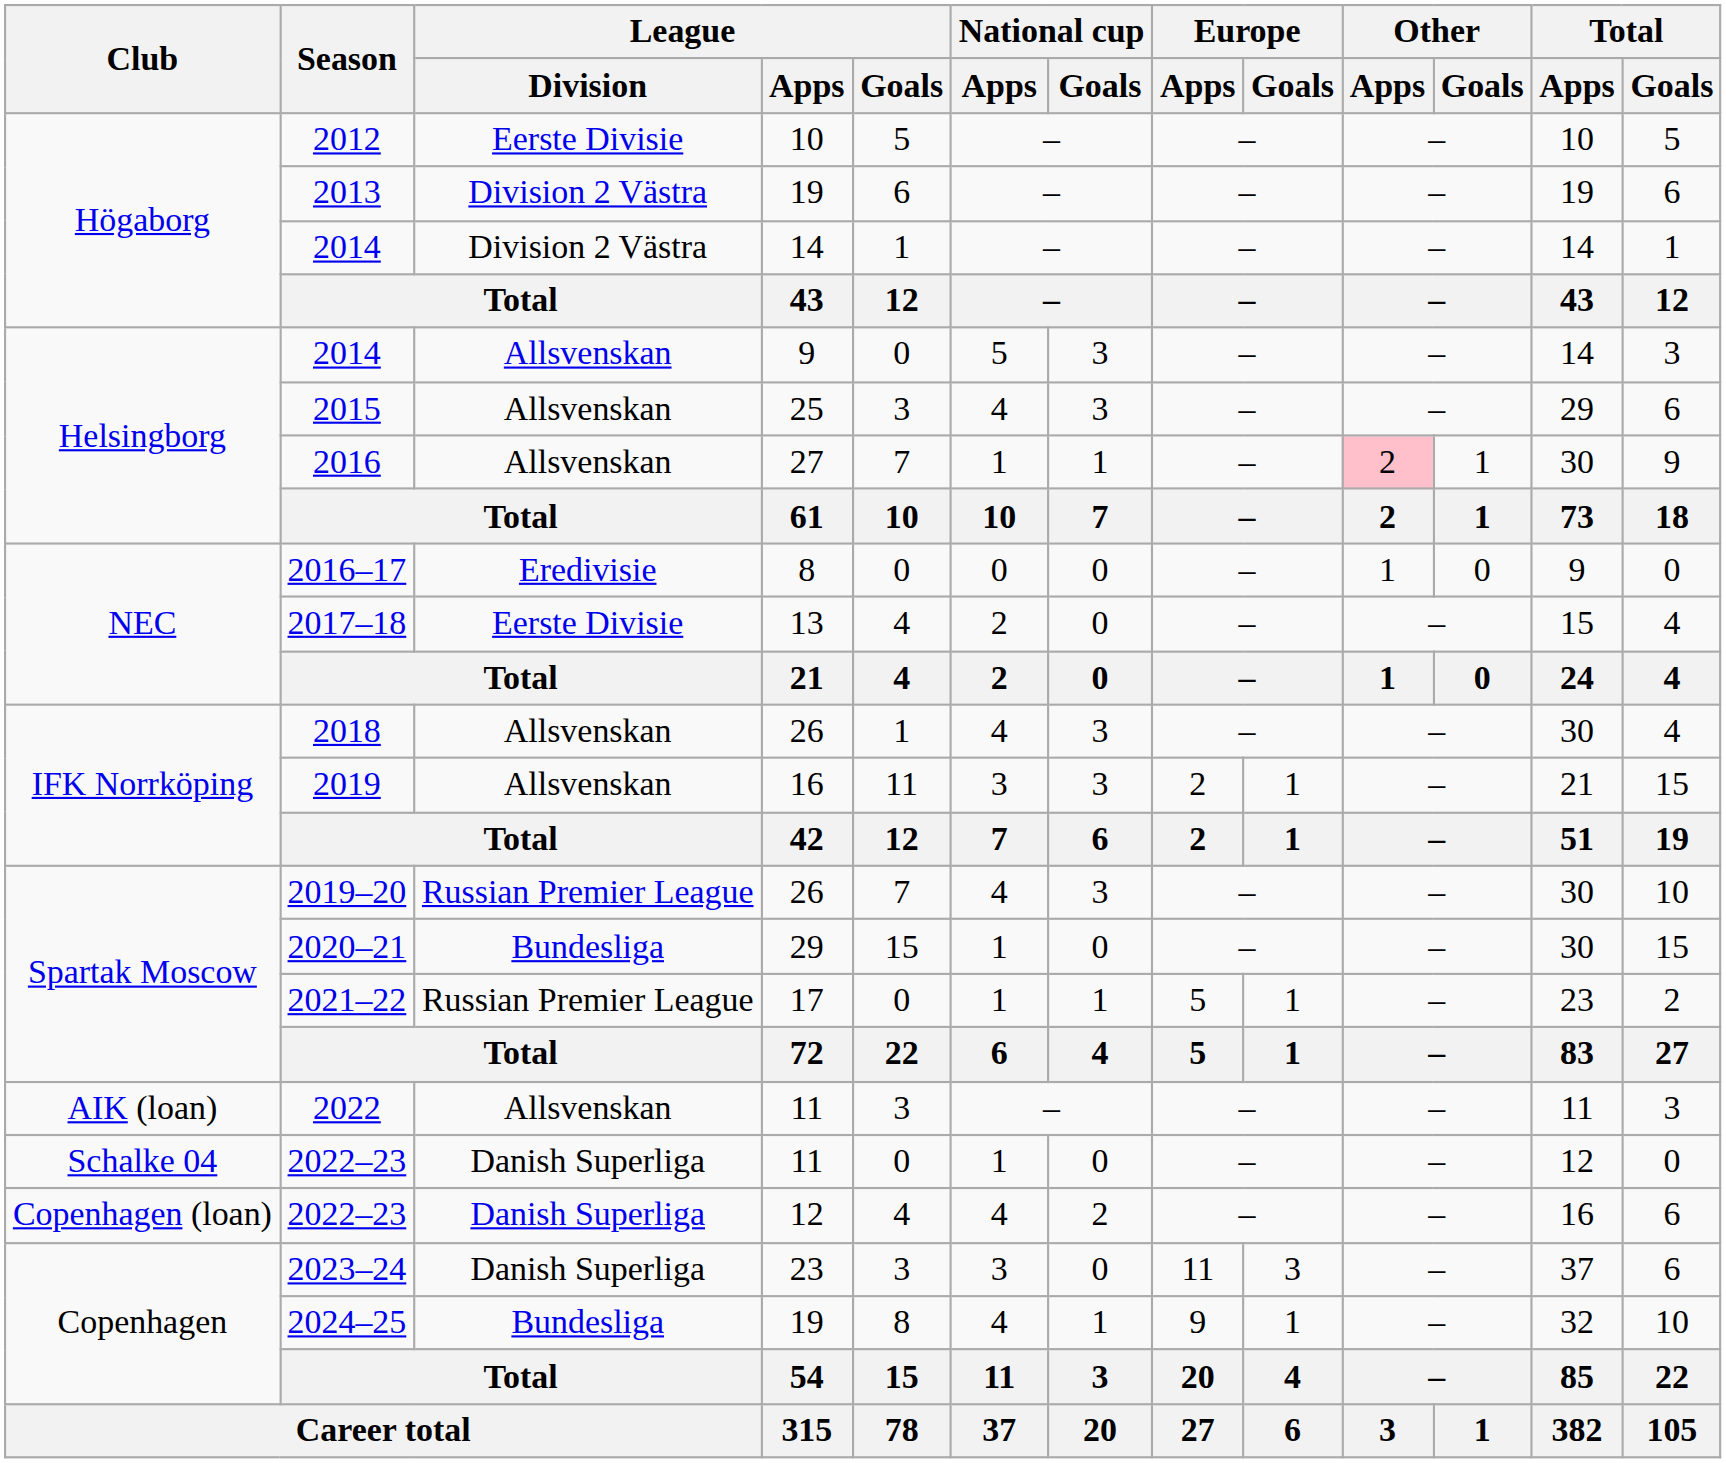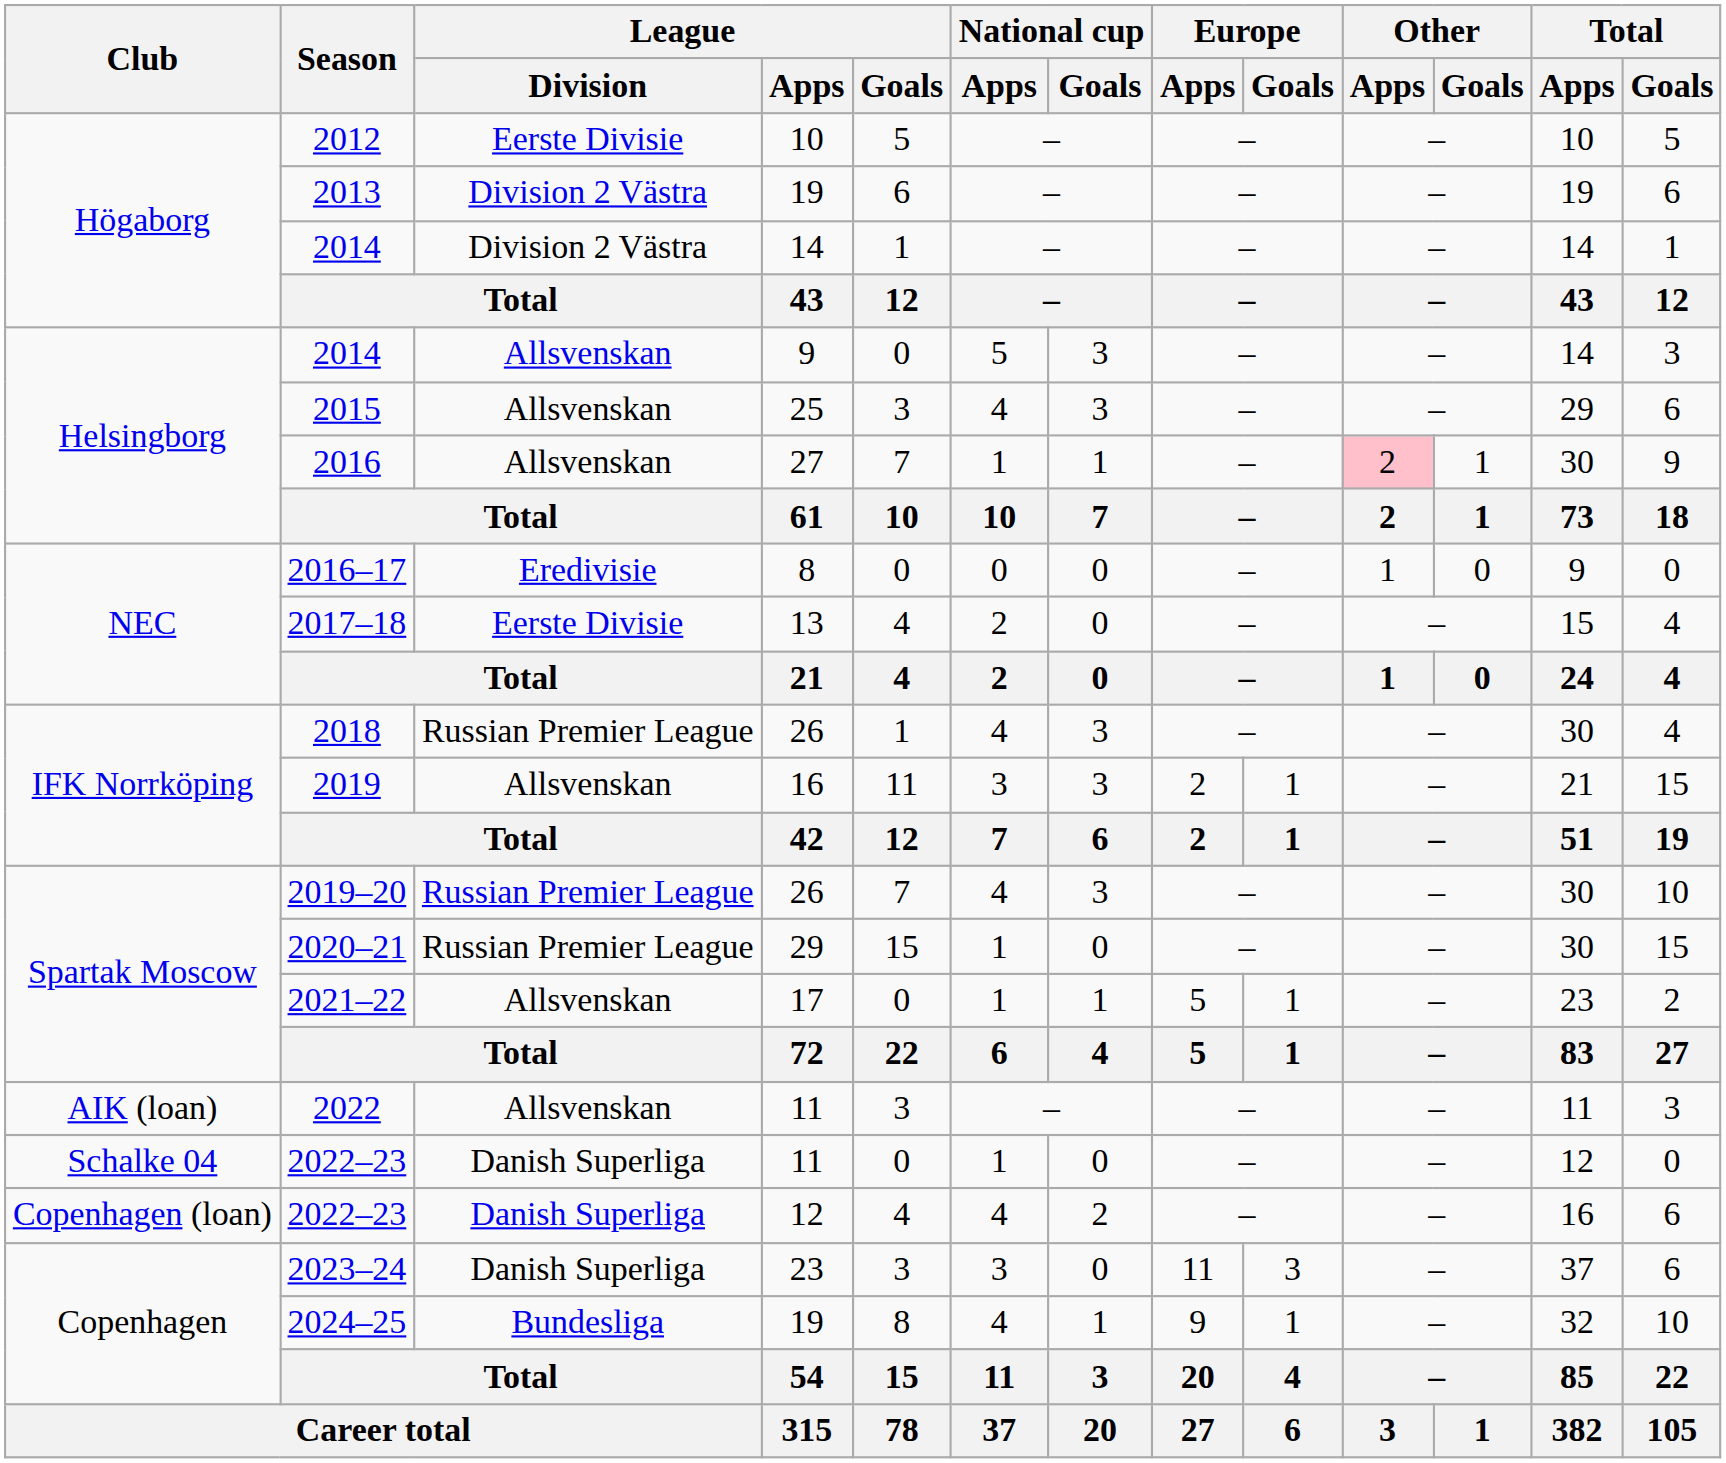(588, 730) Allsvenskan -> (588, 730) Russian Premier League
(588, 945) Bundesliga -> (588, 945) Russian Premier League
(588, 999) Russian Premier League -> (588, 999) Allsvenskan
